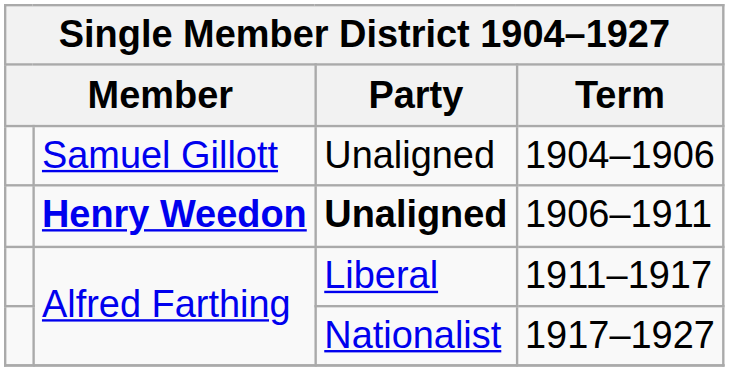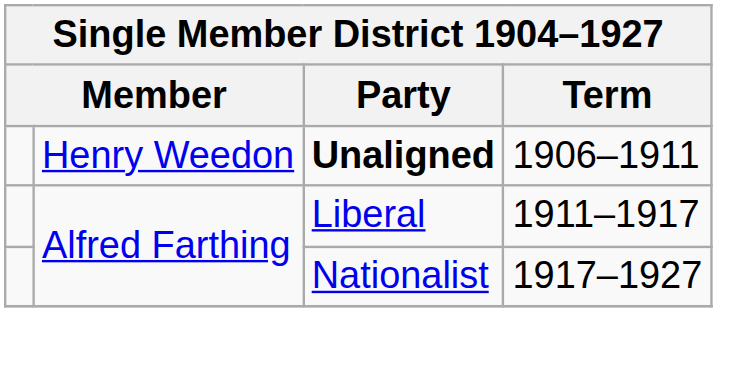- row: (620, 154)
(174, 214) bold -> (168, 154) normal
